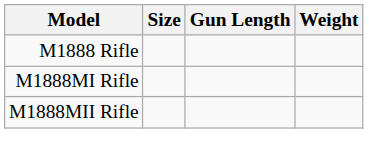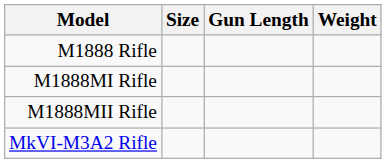+ row: (83, 142)
